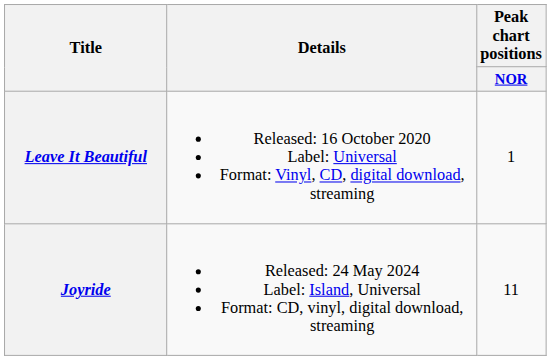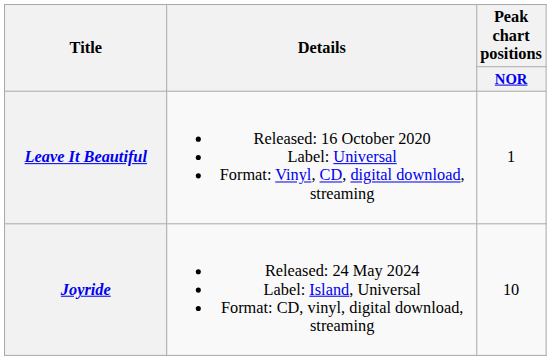(511, 289) 11 -> (511, 289) 10
